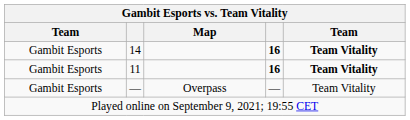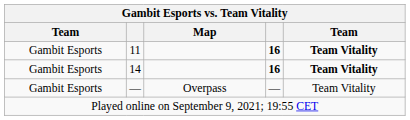rows swapped: (135, 69) <-> (135, 50)
